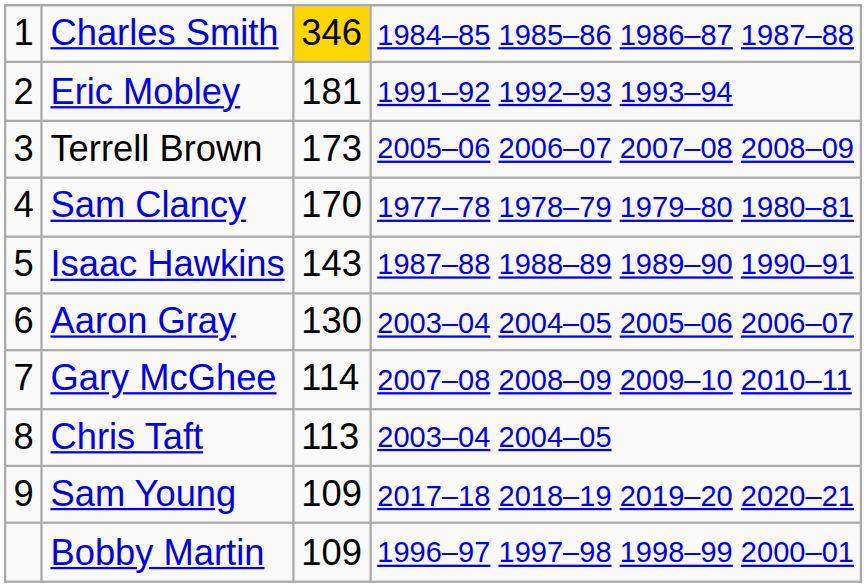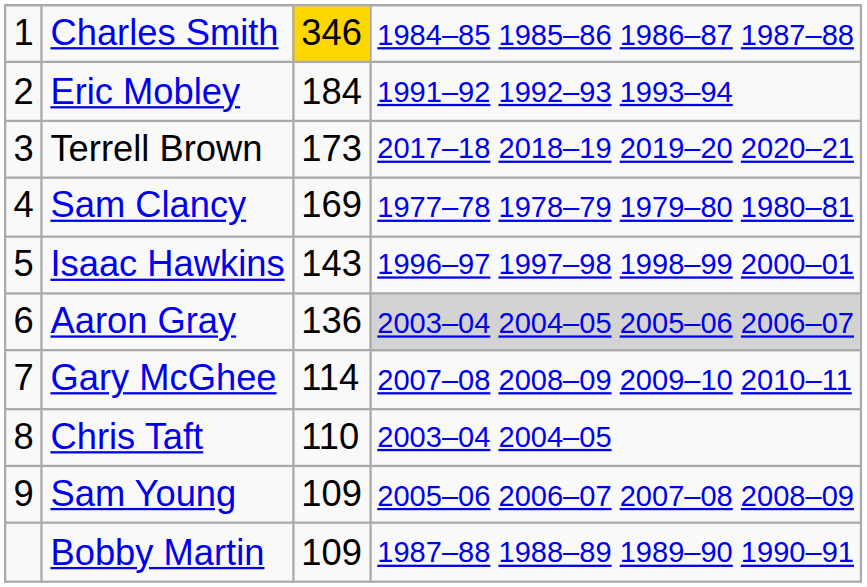(332, 90) 181 -> (332, 90) 184
(616, 149) 2005–06 2006–07 2007–08 2008–09 -> (616, 149) 2017–18 2018–19 2019–20 2020–21
(332, 206) 170 -> (332, 206) 169
(616, 264) 1987–88 1988–89 1989–90 1990–91 -> (616, 264) 1996–97 1997–98 1998–99 2000–01
(332, 321) 130 -> (332, 321) 136
(616, 322) no background -> (616, 322) lightgrey background
(330, 436) 113 -> (330, 436) 110
(616, 495) 2017–18 2018–19 2019–20 2020–21 -> (616, 495) 2005–06 2006–07 2007–08 2008–09
(616, 552) 1996–97 1997–98 1998–99 2000–01 -> (616, 552) 1987–88 1988–89 1989–90 1990–91
